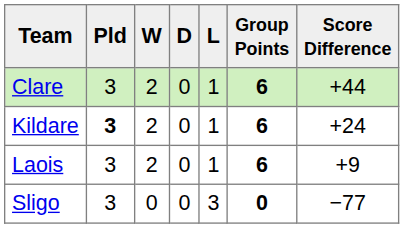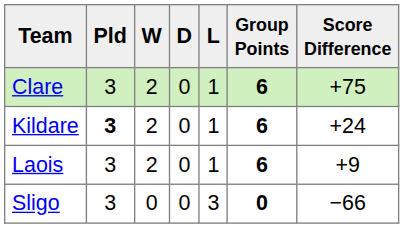(348, 86) +44 -> (348, 86) +75
(348, 203) −77 -> (348, 203) −66
